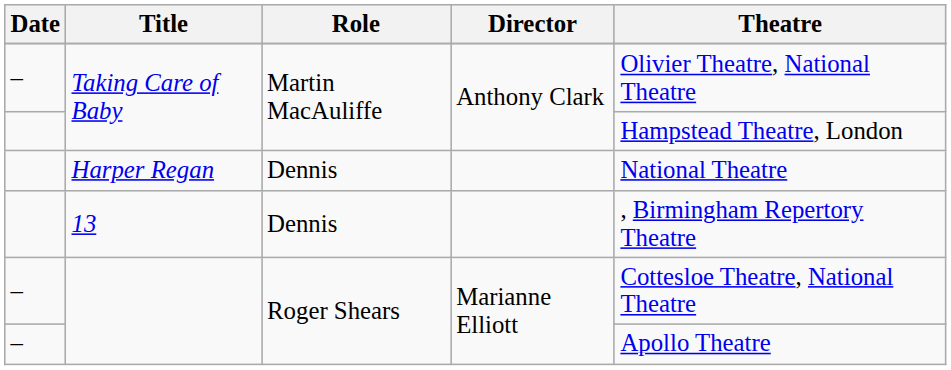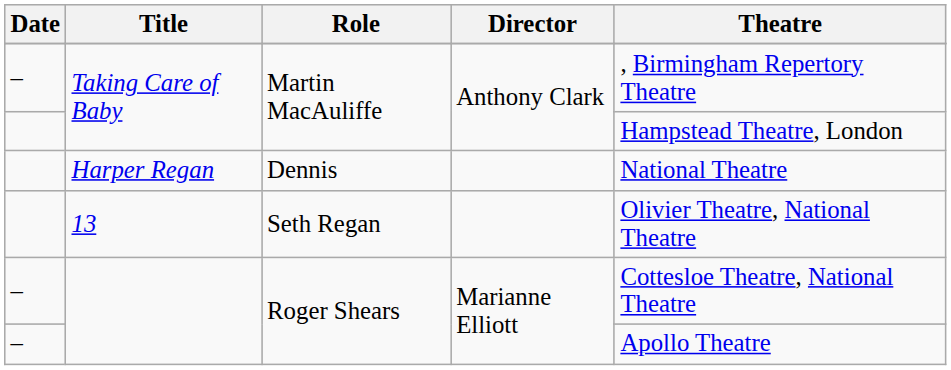(745, 77) Olivier Theatre, National Theatre -> (742, 77) , Birmingham Repertory Theatre
(302, 223) Dennis -> (324, 223) Seth Regan
(742, 223) , Birmingham Repertory Theatre -> (745, 223) Olivier Theatre, National Theatre
